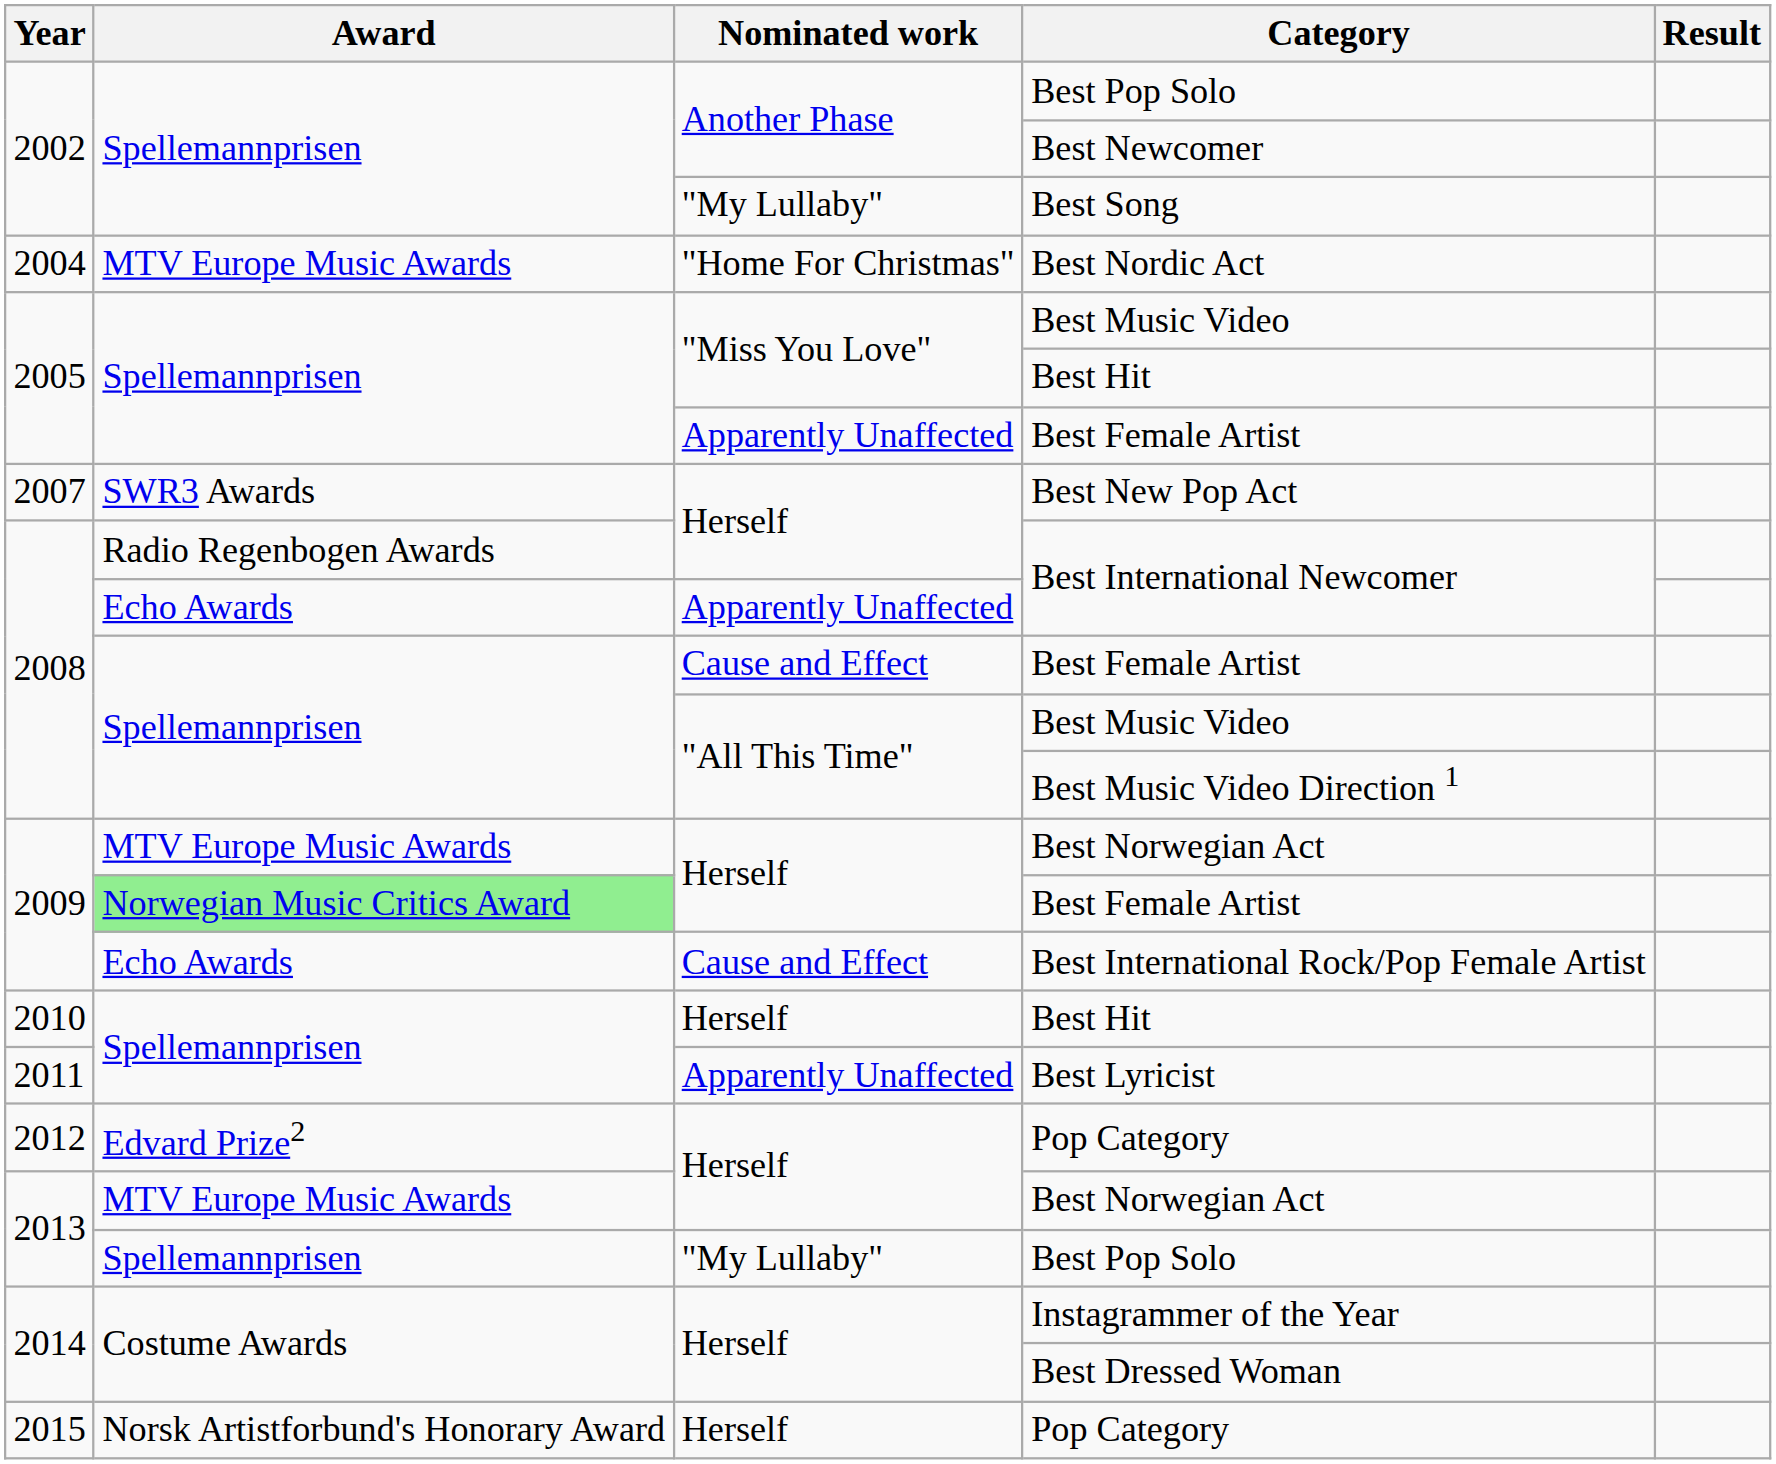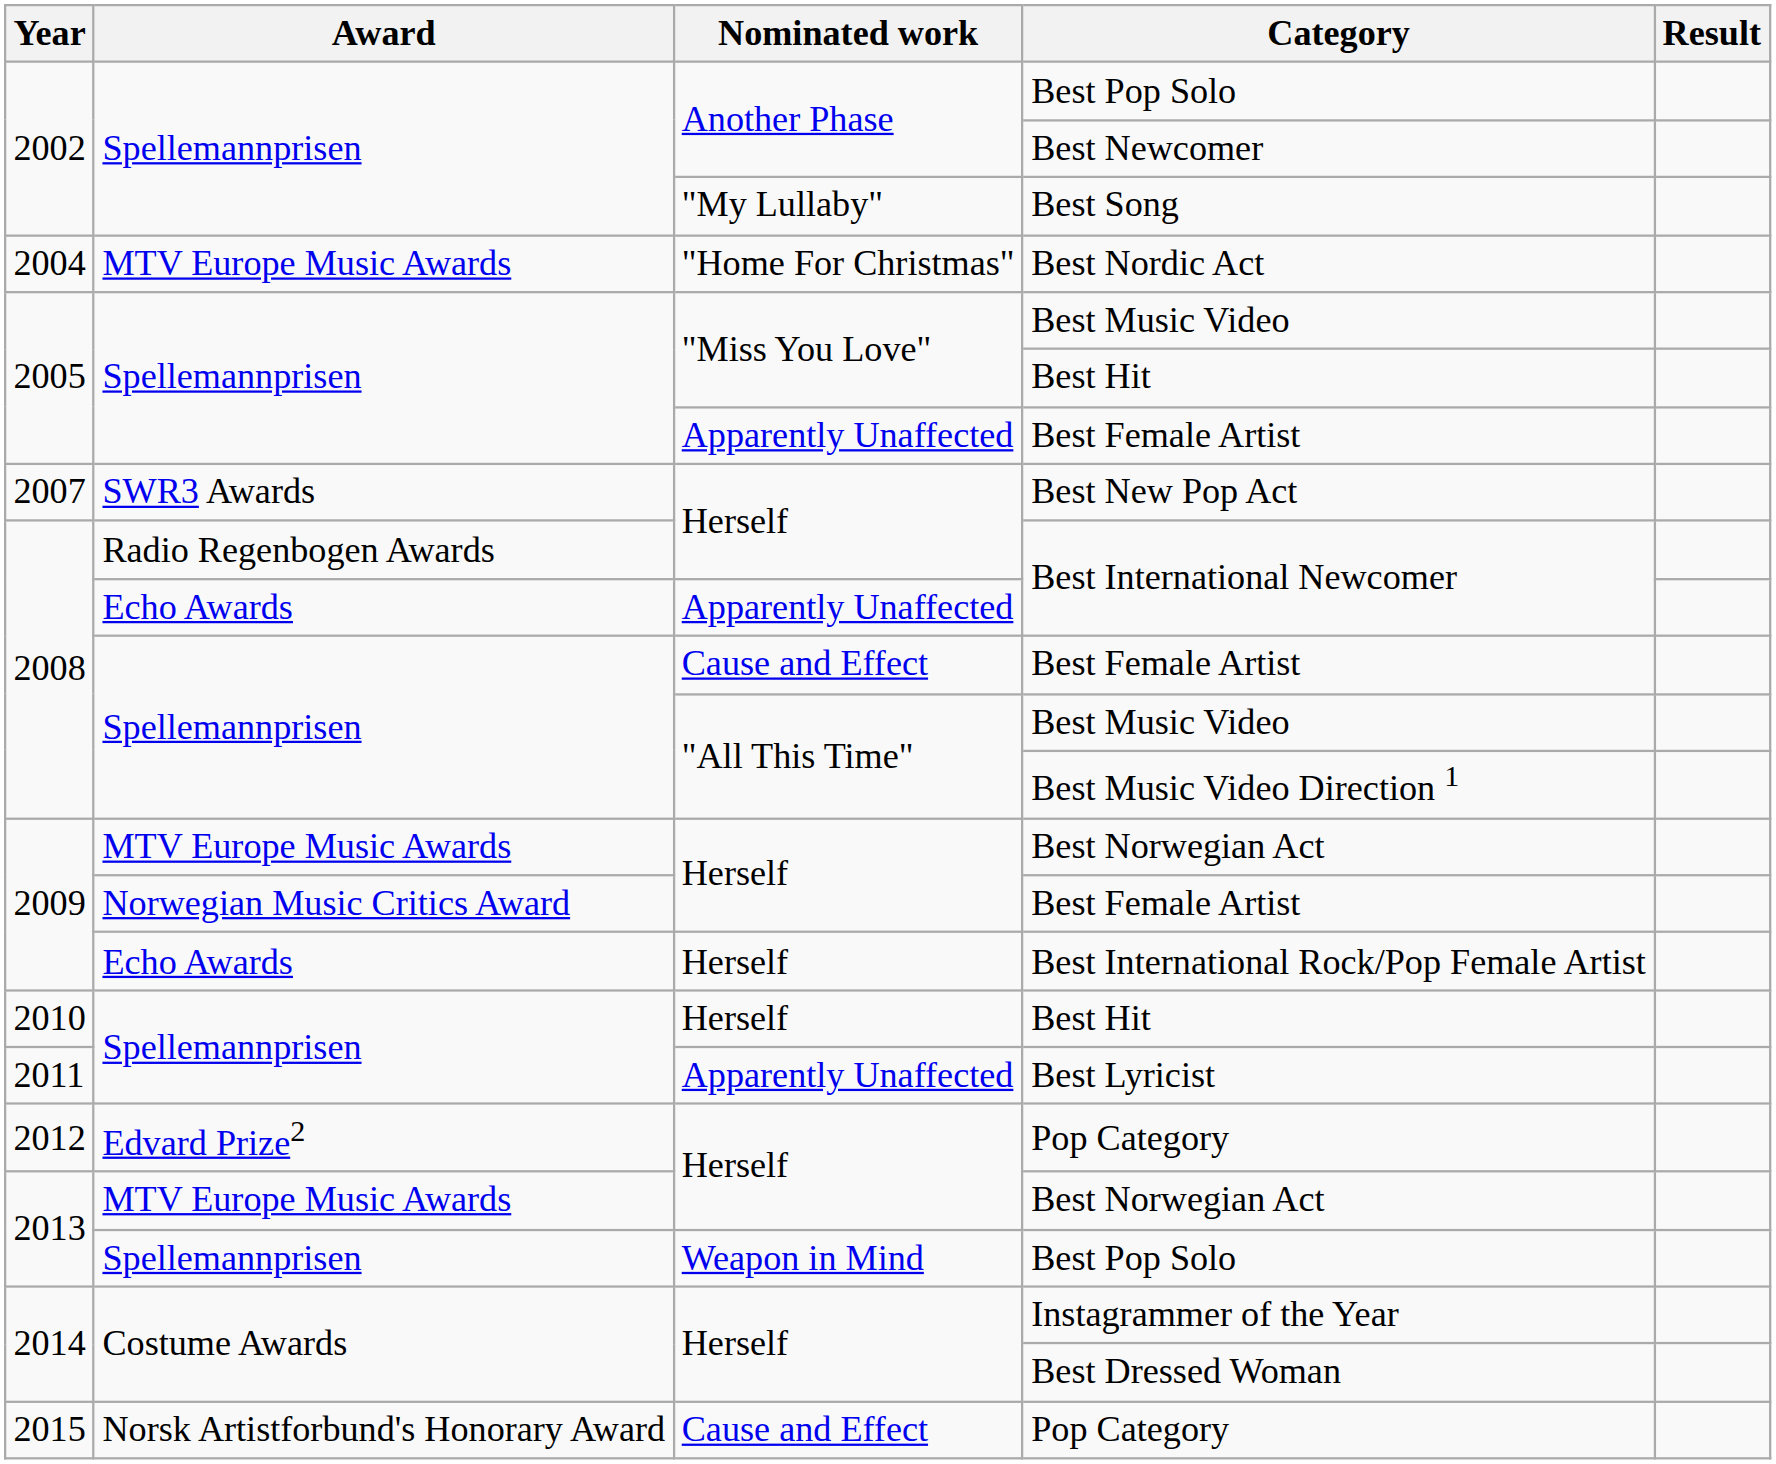(336, 903) lightgreen background -> (336, 903) no background
(805, 960) Cause and Effect -> (735, 960) Herself
(782, 1257) "My Lullaby" -> (803, 1257) Weapon in Mind
(735, 1429) Herself -> (805, 1429) Cause and Effect
